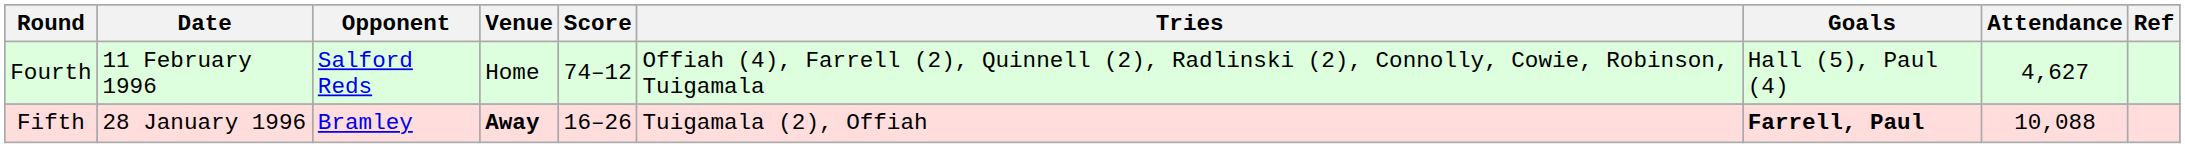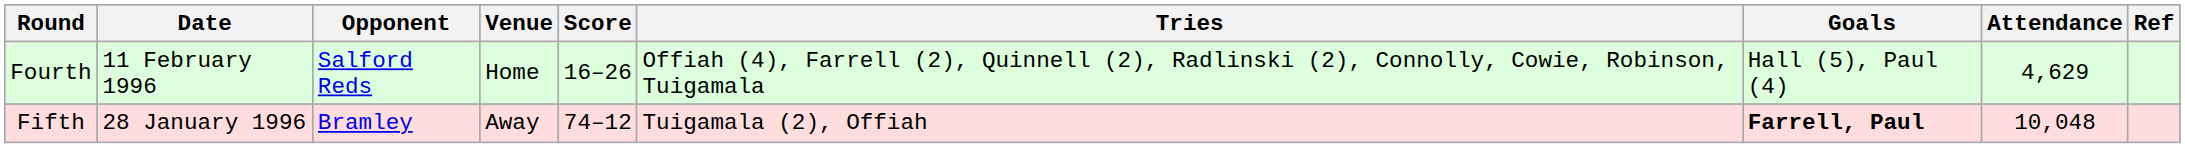(598, 73) 74–12 -> (598, 73) 16–26
(2055, 73) 4,627 -> (2055, 73) 4,629
(512, 123) bold -> (512, 123) normal
(598, 123) 16–26 -> (598, 123) 74–12
(2055, 123) 10,088 -> (2055, 123) 10,048
